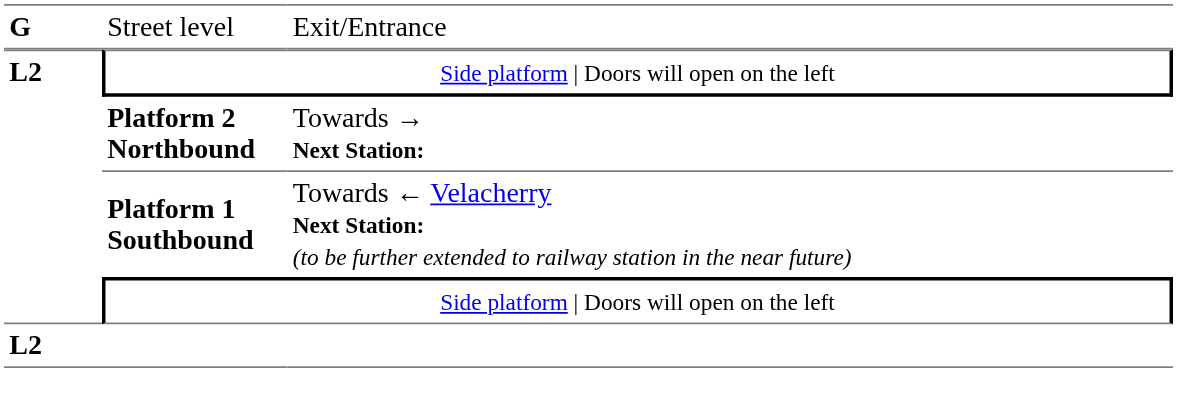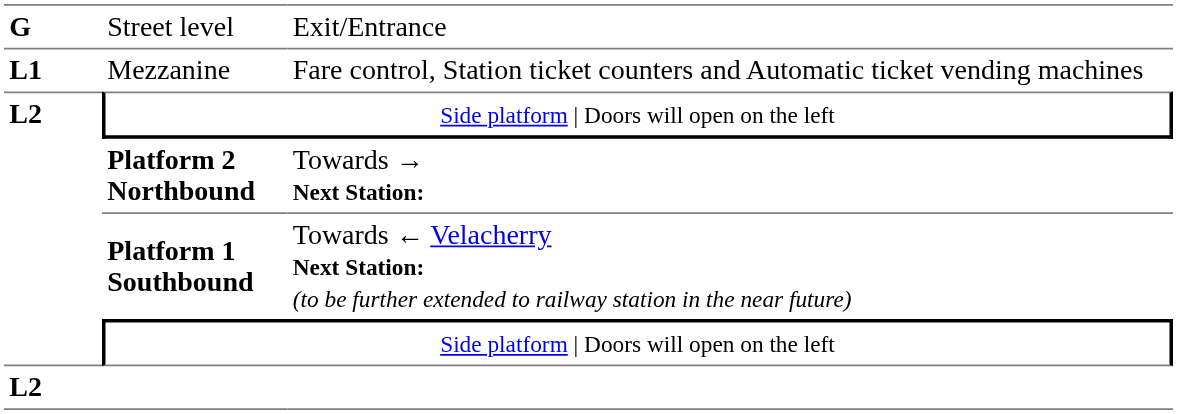+ row: (169, 70)
